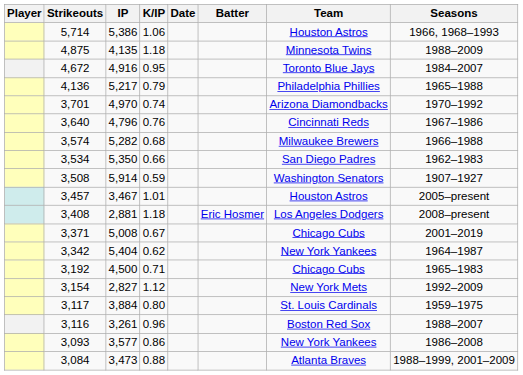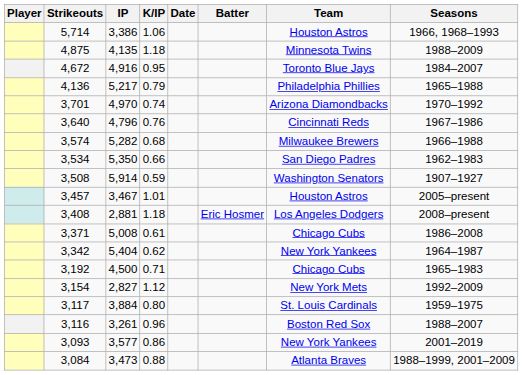(123, 31) 5,386 -> (123, 31) 3,386
(154, 232) 0.67 -> (154, 232) 0.61
(454, 232) 2001–2019 -> (454, 232) 1986–2008
(454, 342) 1986–2008 -> (454, 342) 2001–2019
